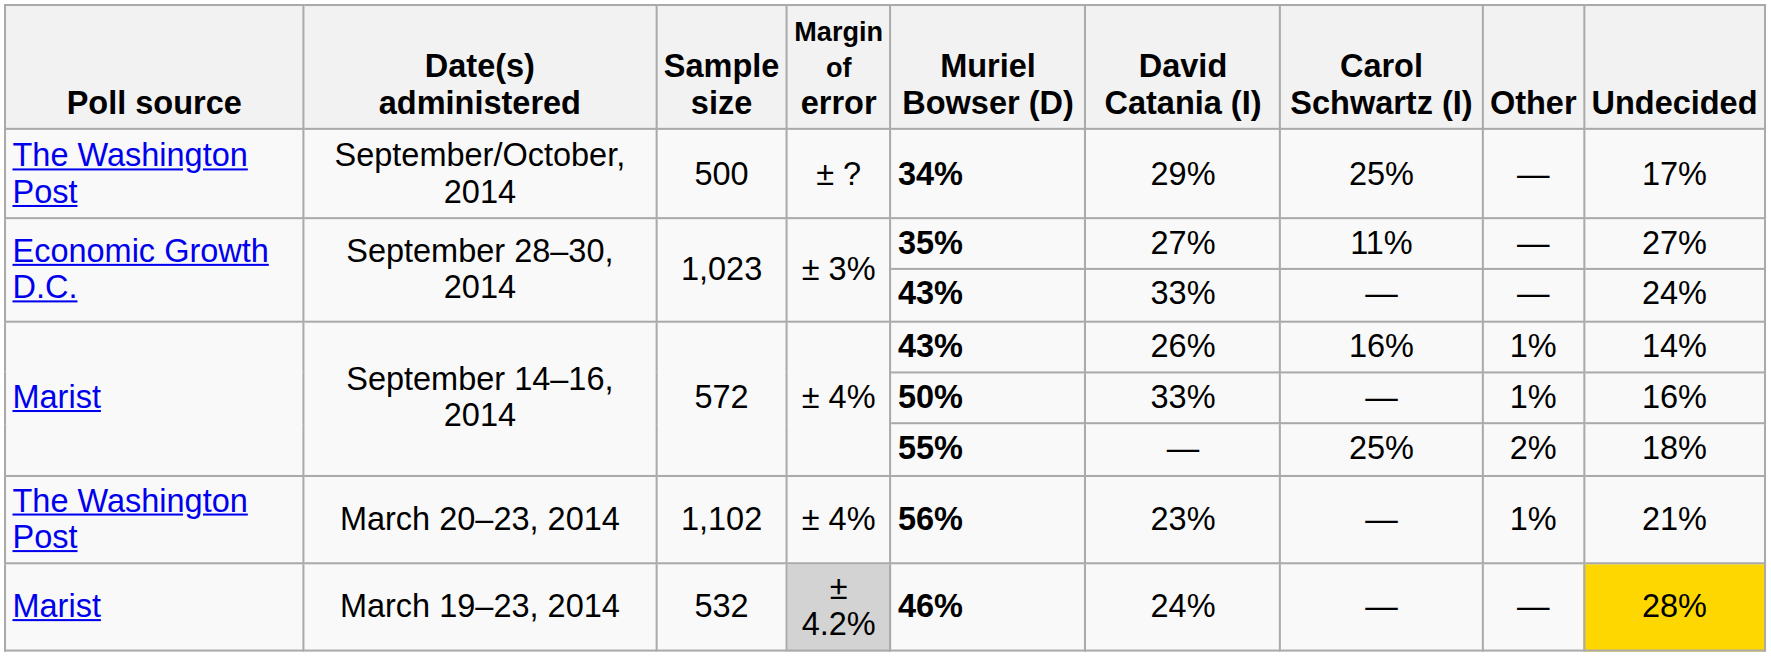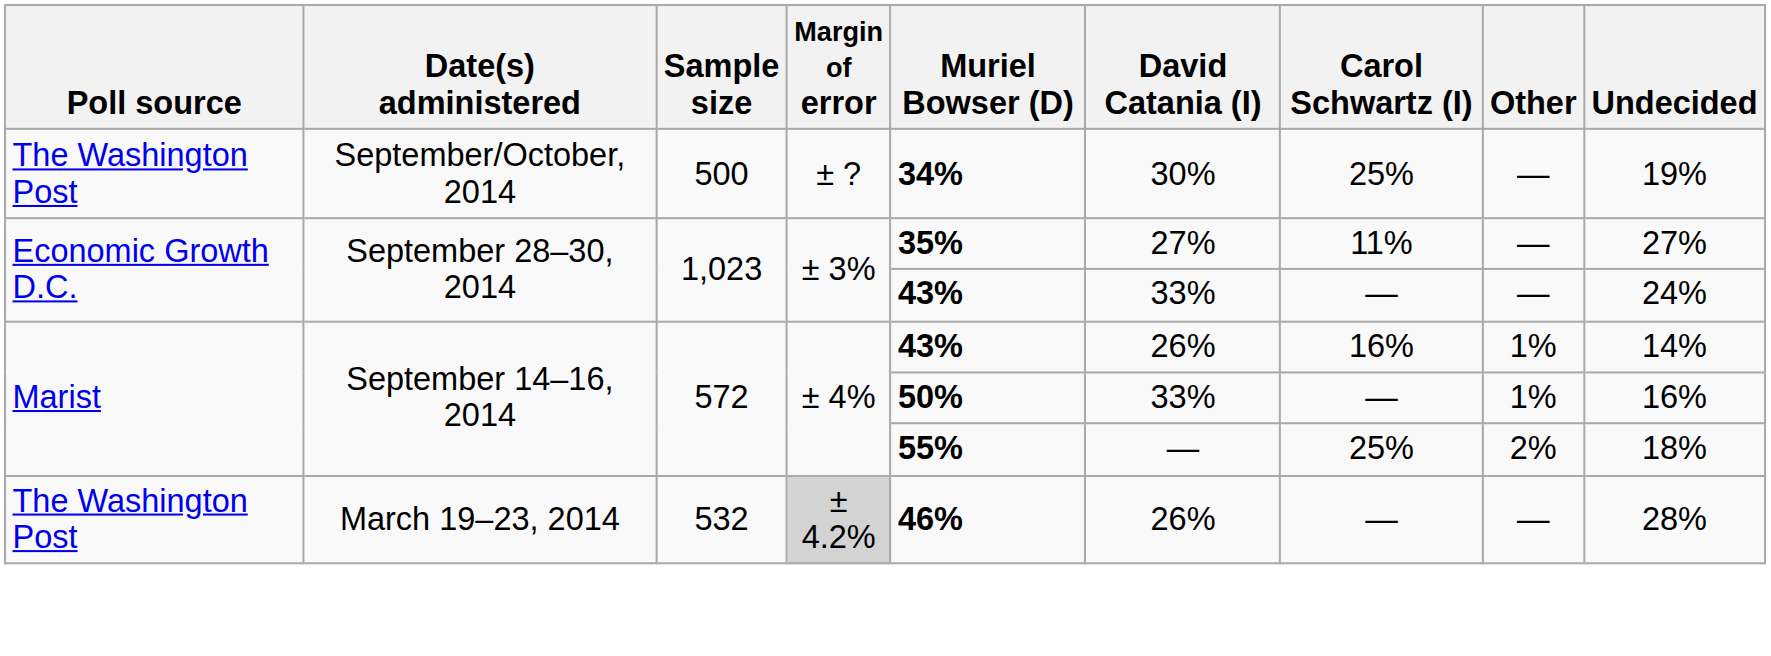(1183, 173) 29% -> (1183, 173) 30%
(1674, 173) 17% -> (1674, 173) 19%
- row: (480, 518)
(57, 606) Marist -> (130, 518) The Washington Post
(1183, 606) 24% -> (1183, 518) 26%
(1674, 606) gold background -> (1674, 518) no background
